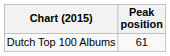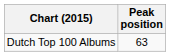(142, 42) 61 -> (142, 42) 63
